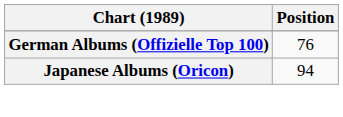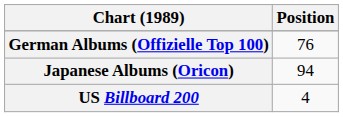+ row: (139, 97)
